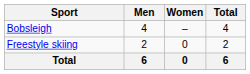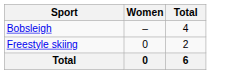- column: (144, 12)
